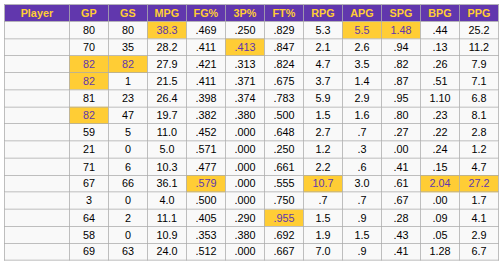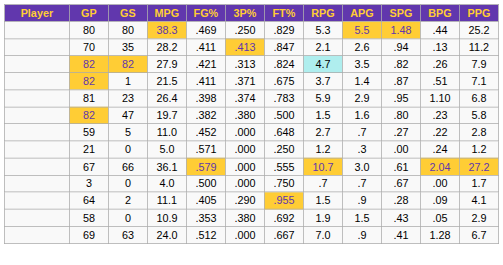(323, 64) no background -> (323, 64) paleturquoise background
(479, 116) 8.1 -> (479, 116) 5.8
- row: (167, 167)
